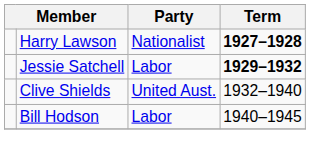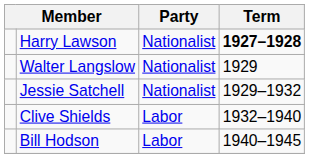+ row: (77, 66)
(152, 66) Labor -> (179, 91) Nationalist
(263, 66) bold -> (262, 91) normal
(174, 91) United Aust. -> (162, 116) Labor
